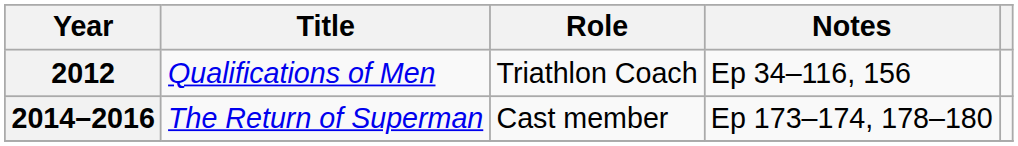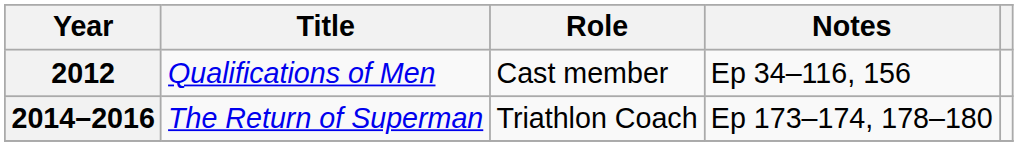(597, 72) Triathlon Coach -> (582, 72) Cast member
(582, 118) Cast member -> (597, 118) Triathlon Coach
